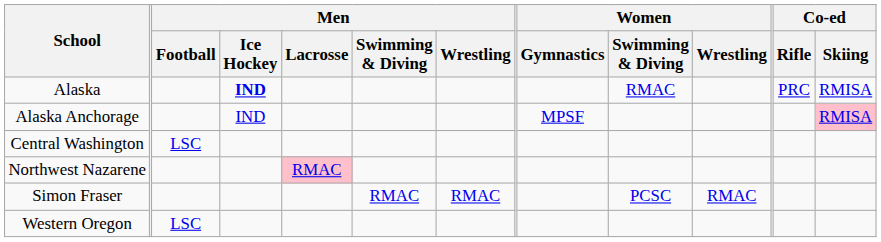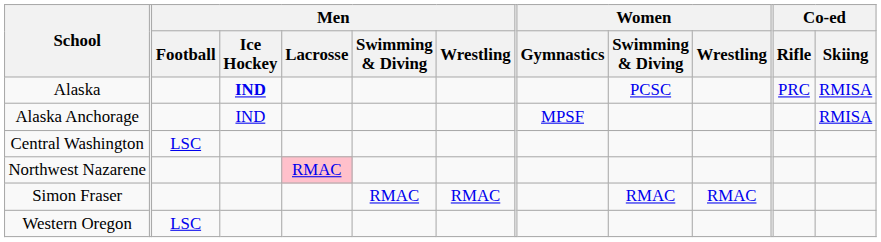(651, 90) RMAC -> (651, 90) PCSC
(846, 116) pink background -> (846, 116) no background
(651, 196) PCSC -> (651, 196) RMAC
